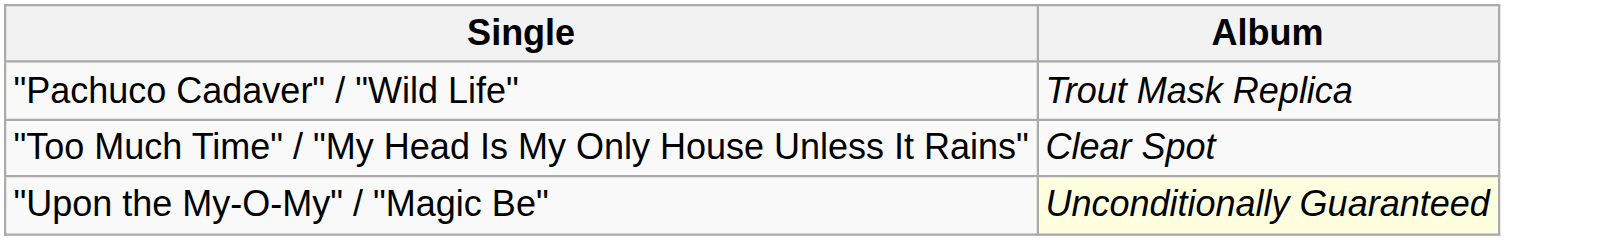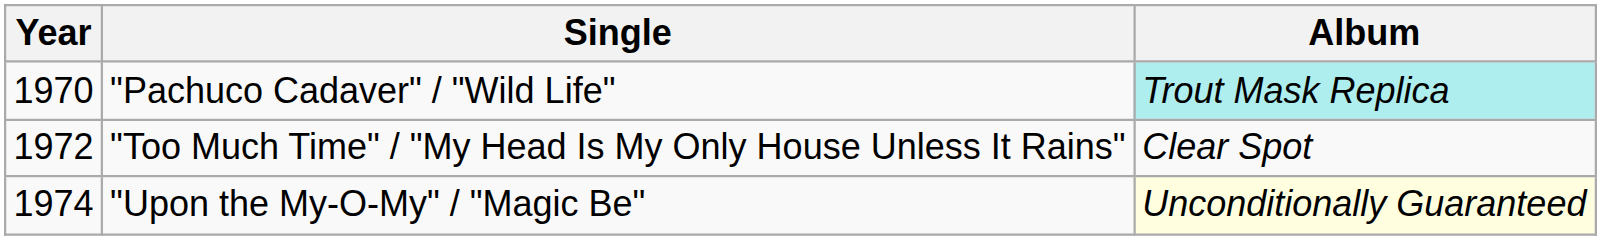+ column: (53, 33)
(1199, 90) no background -> (1296, 90) paleturquoise background
